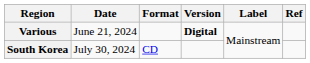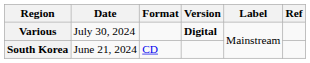(105, 31) June 21, 2024 -> (104, 31) July 30, 2024
(104, 49) July 30, 2024 -> (105, 49) June 21, 2024
